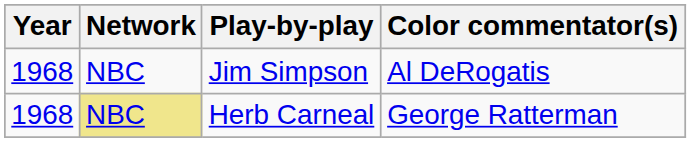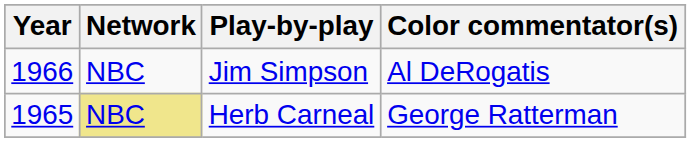(42, 70) 1968 -> (42, 70) 1966
(42, 114) 1968 -> (42, 114) 1965
